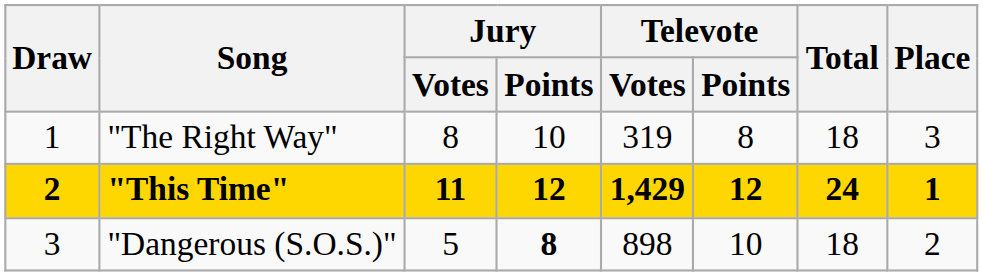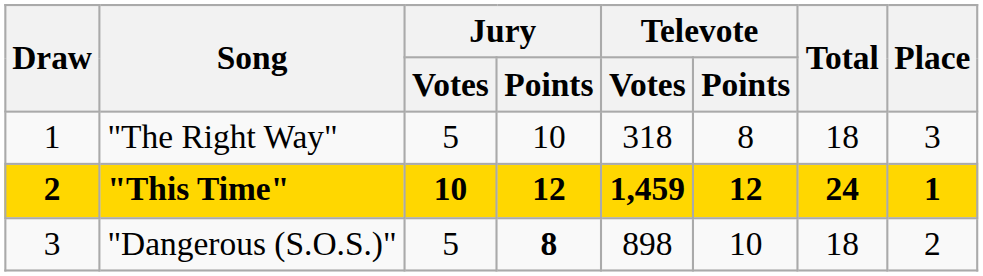(450, 137) 8 -> (450, 137) 5
(647, 137) 319 -> (647, 137) 318
(450, 190) 11 -> (450, 190) 10
(647, 190) 1,429 -> (647, 190) 1,459
